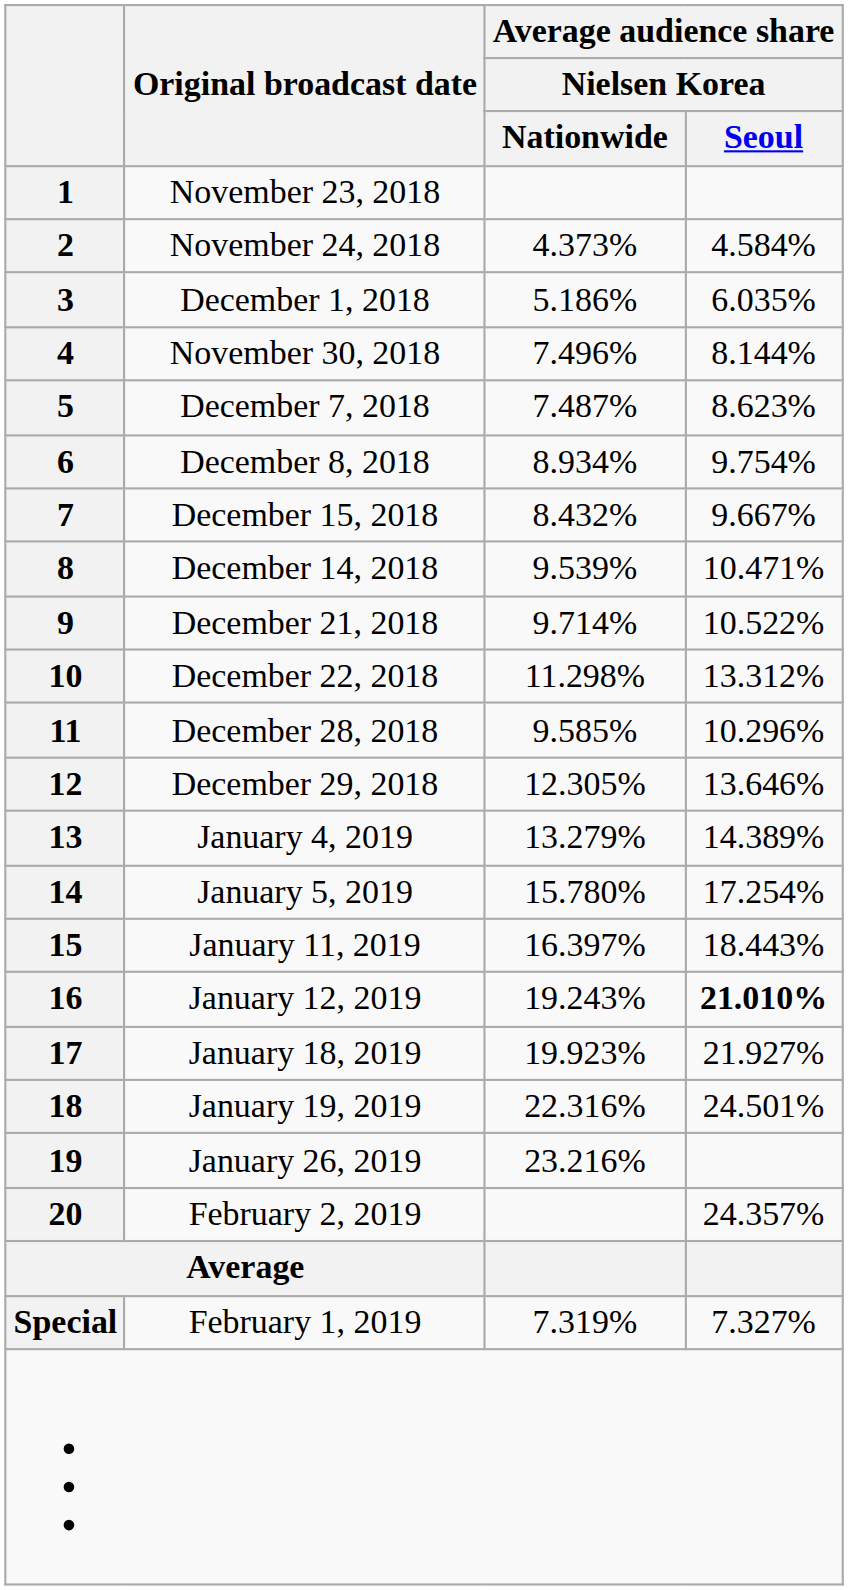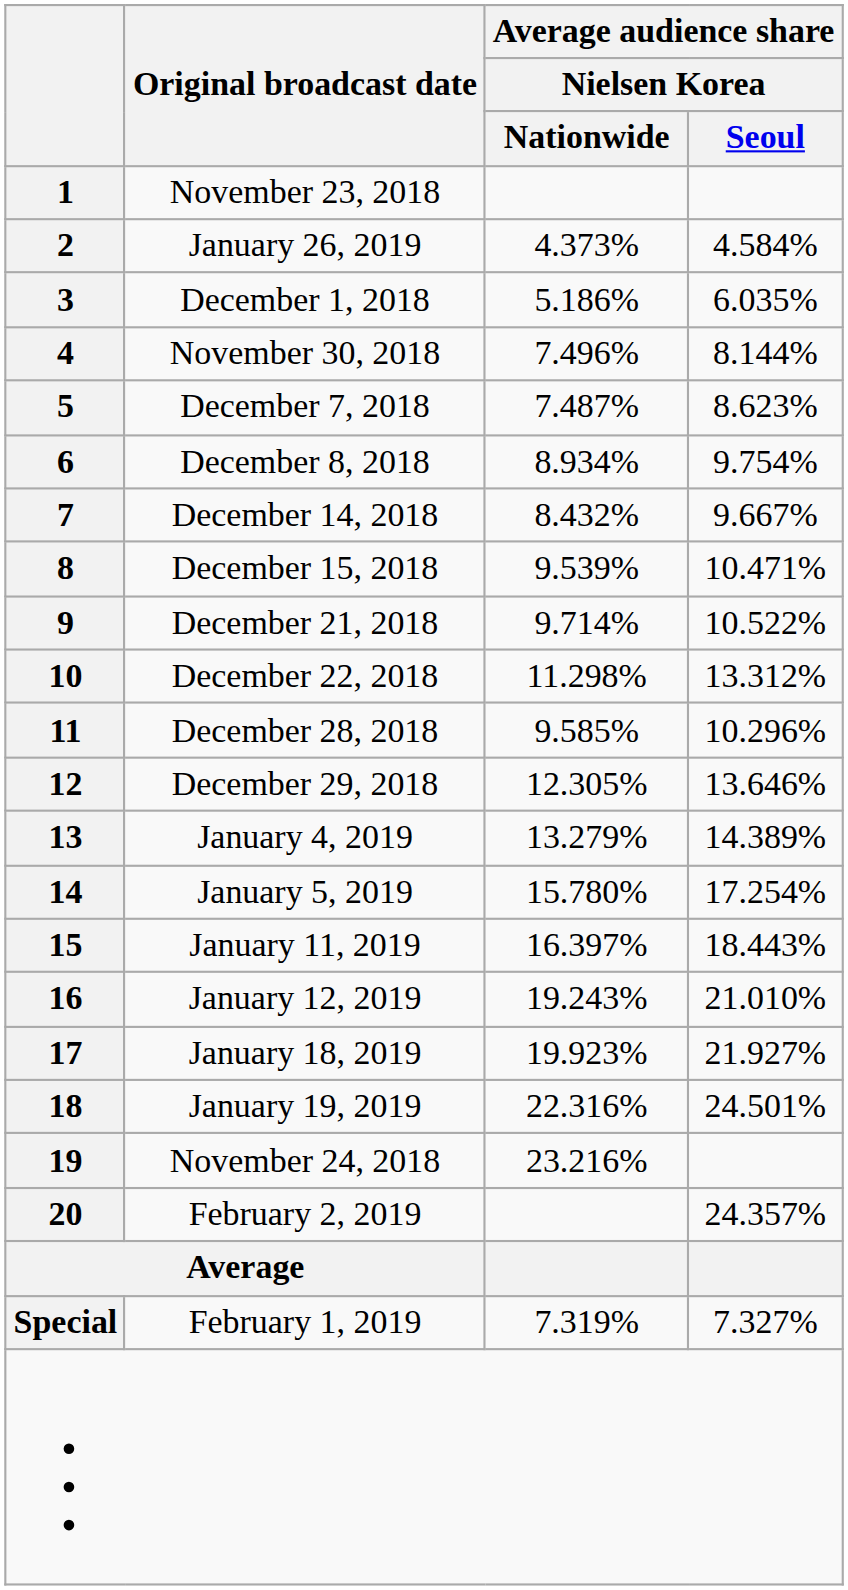(305, 245) November 24, 2018 -> (305, 245) January 26, 2019
(305, 514) December 15, 2018 -> (305, 514) December 14, 2018
(305, 568) December 14, 2018 -> (305, 568) December 15, 2018
(764, 998) bold -> (765, 998) normal
(305, 1160) January 26, 2019 -> (305, 1160) November 24, 2018
